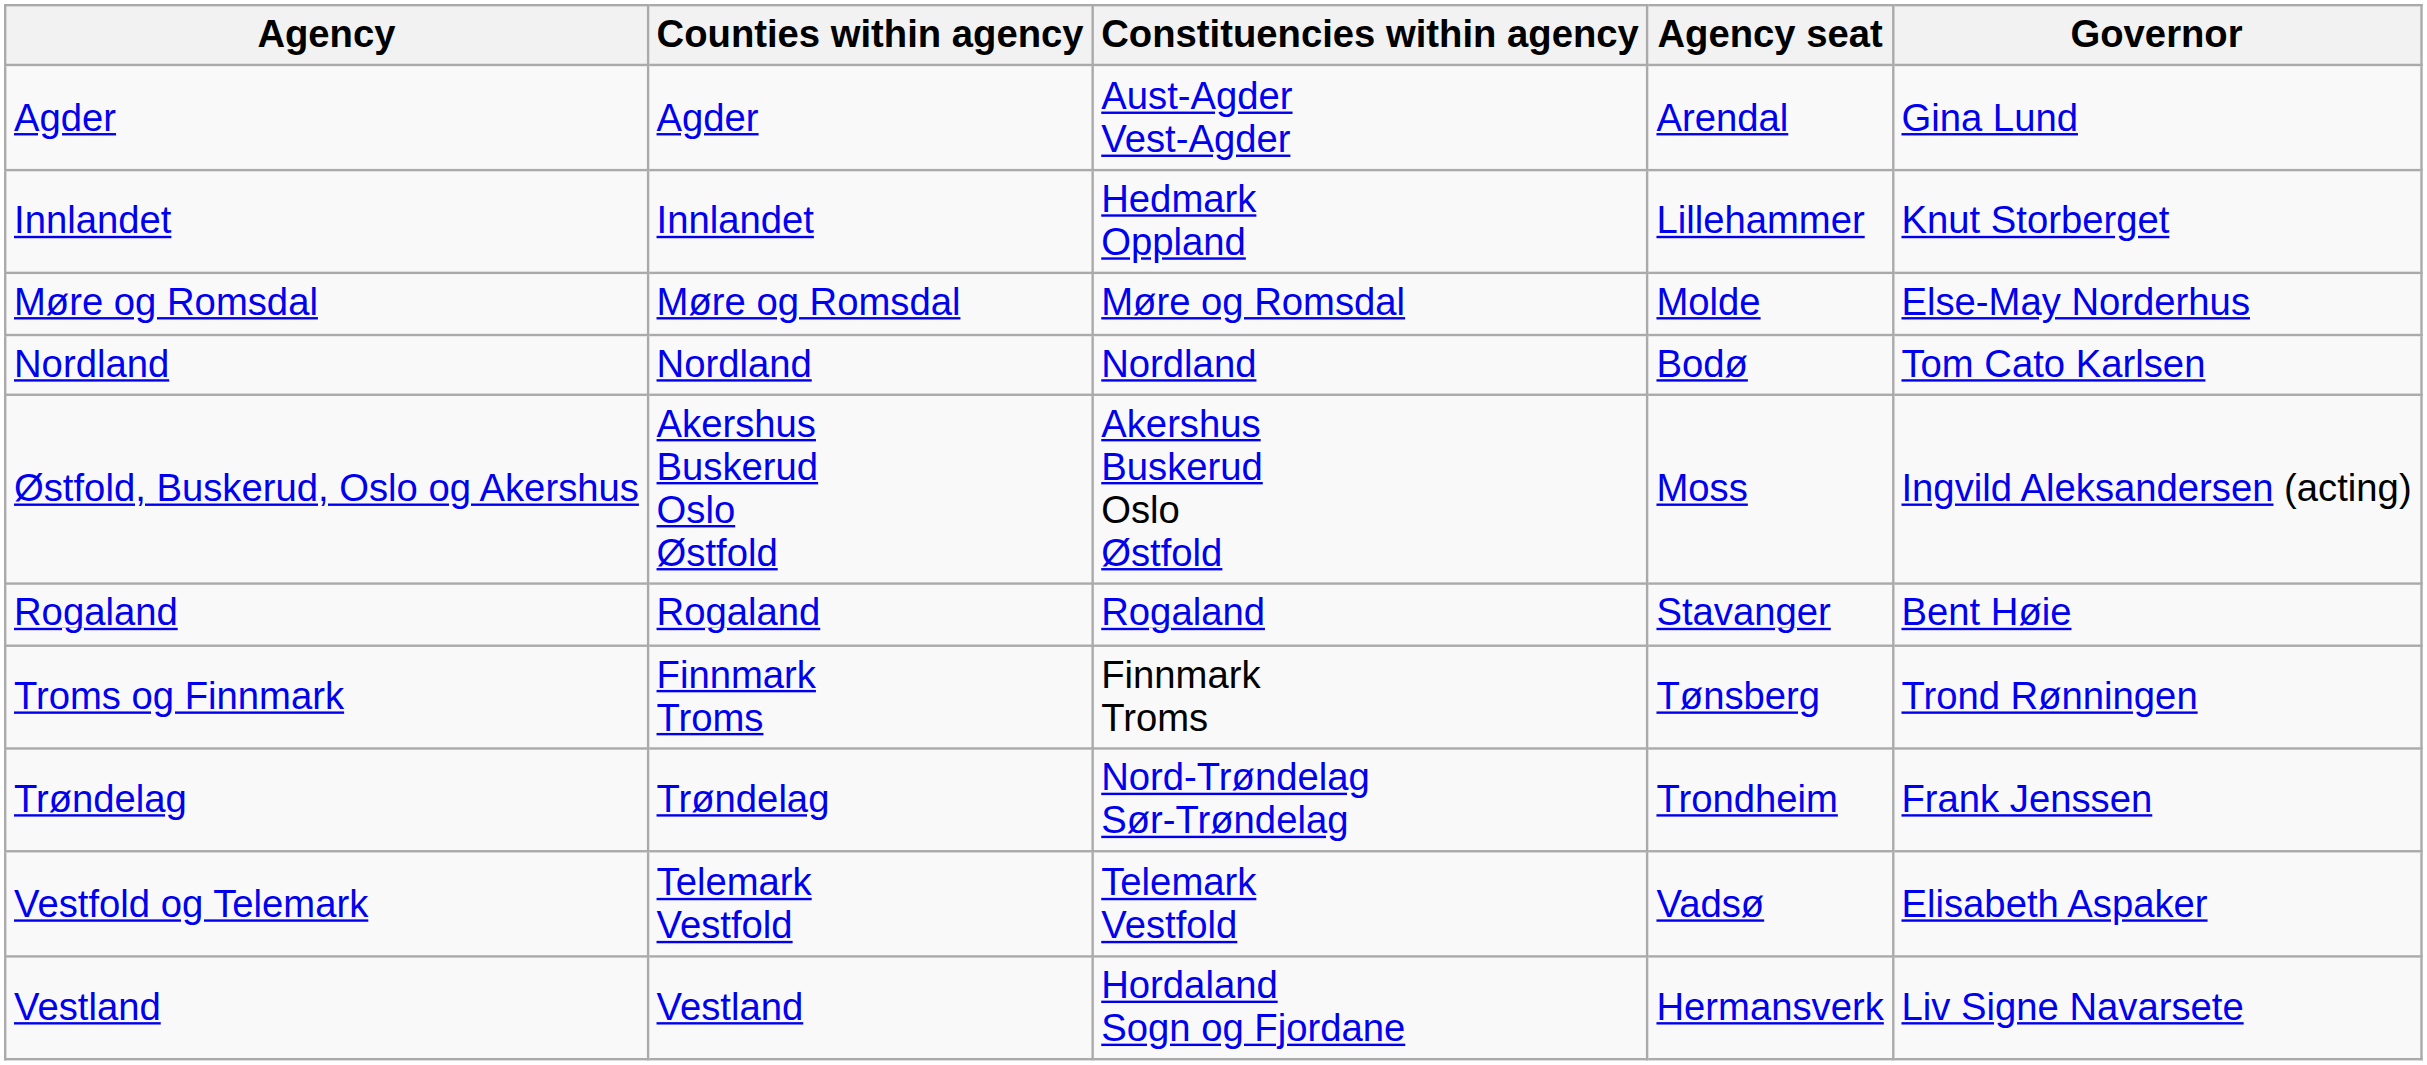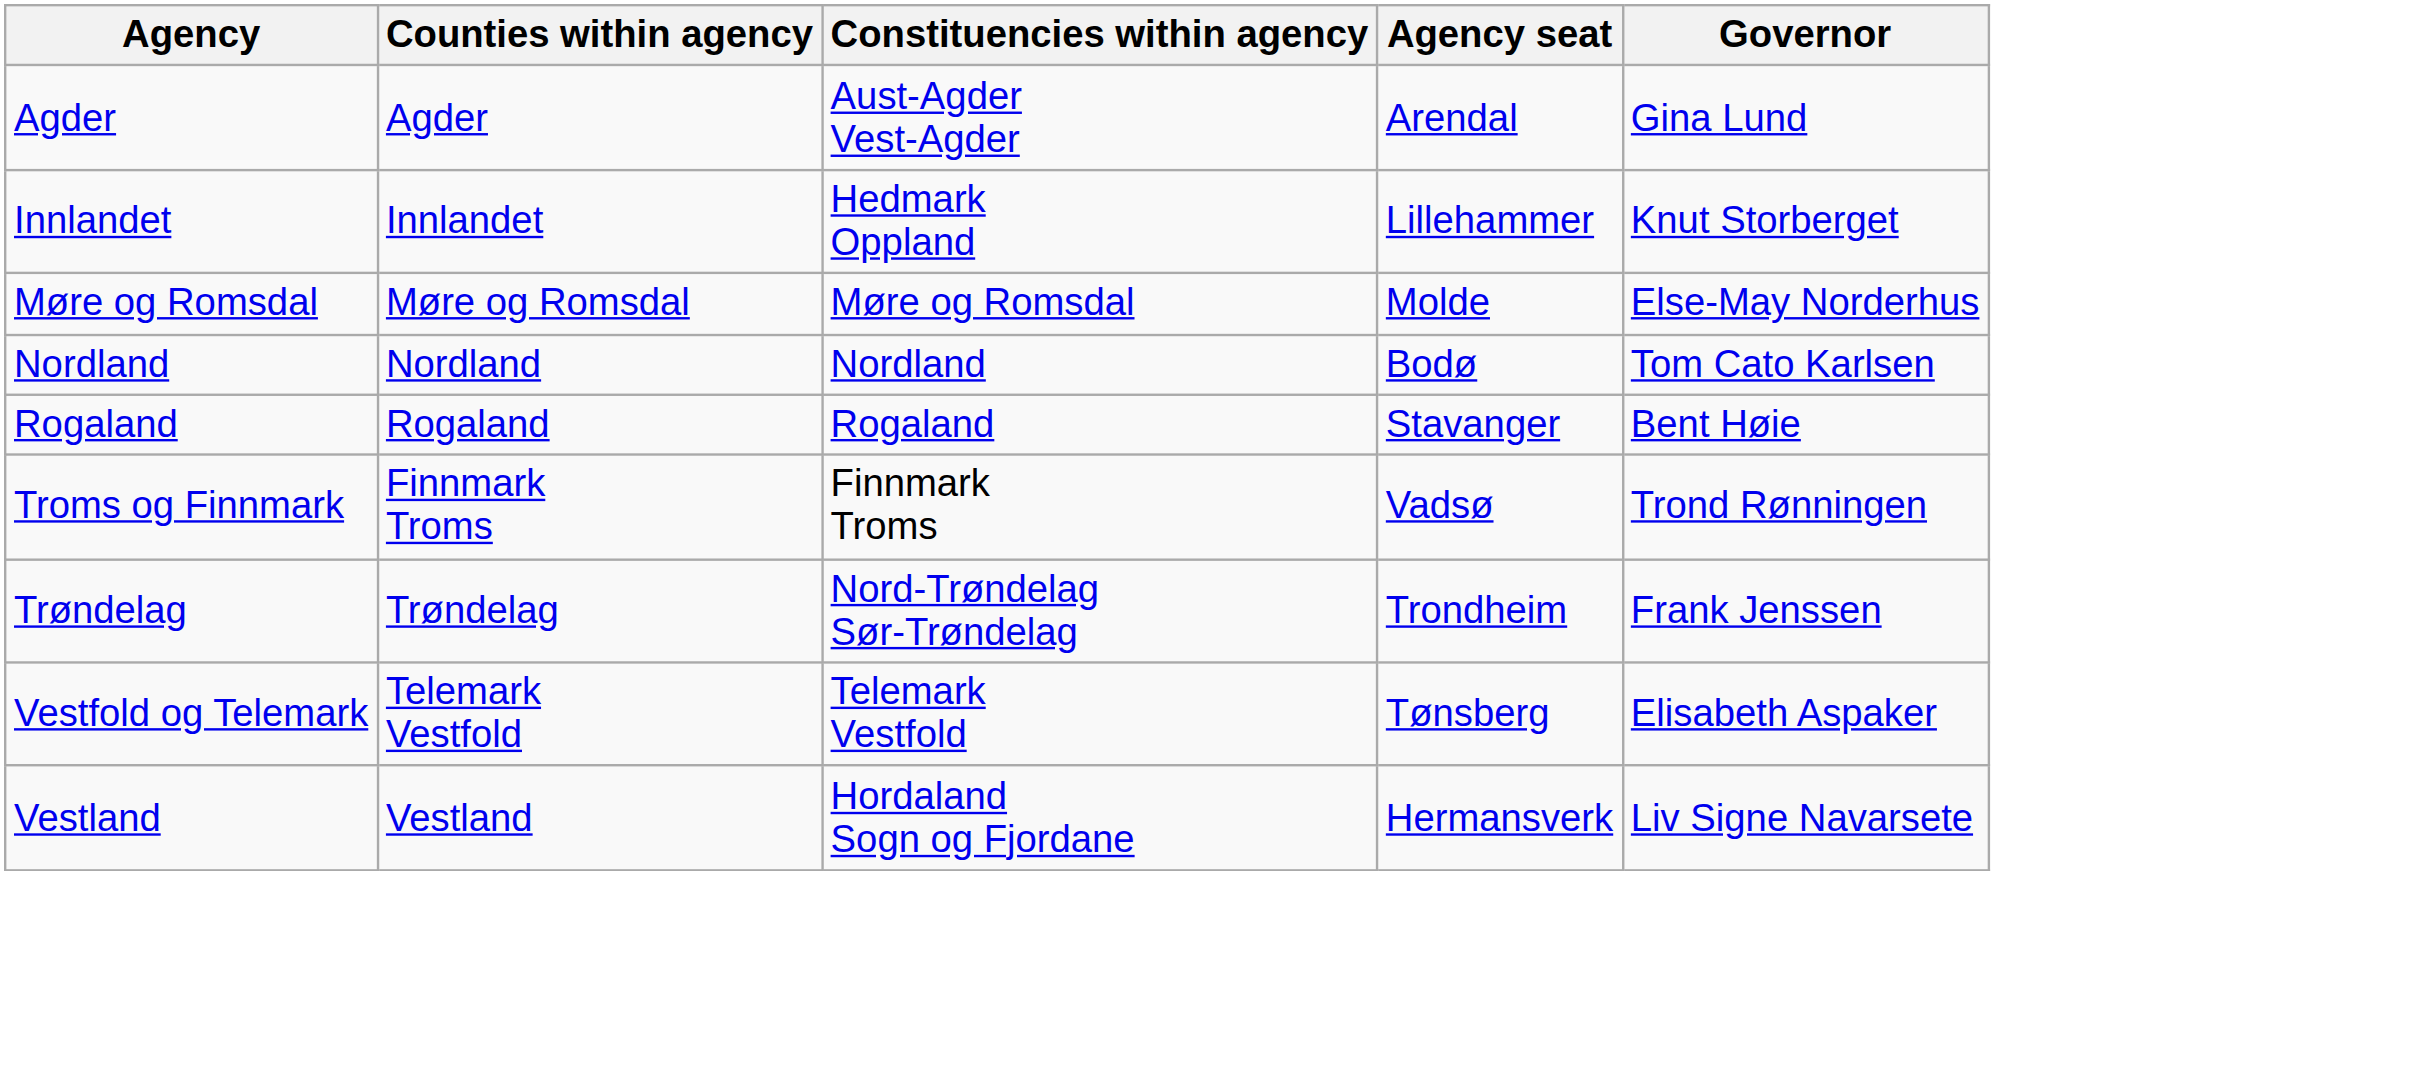- row: (326, 488)
(1738, 695) Tønsberg -> (1440, 506) Vadsø
(1710, 903) Vadsø -> (1468, 713) Tønsberg
